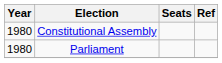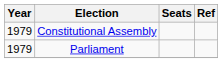(19, 31) 1980 -> (19, 31) 1979
(19, 49) 1980 -> (19, 49) 1979
